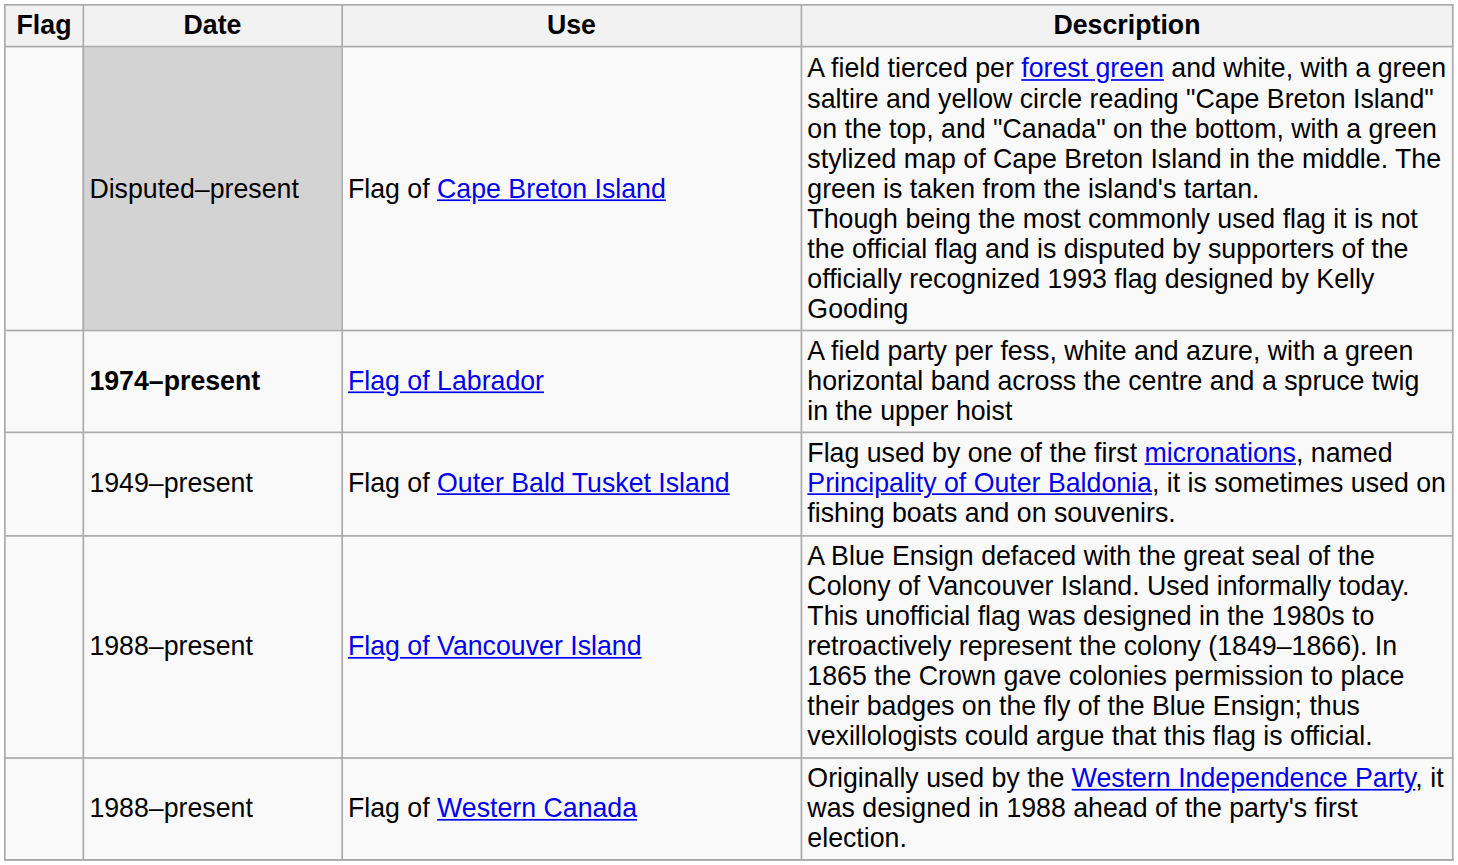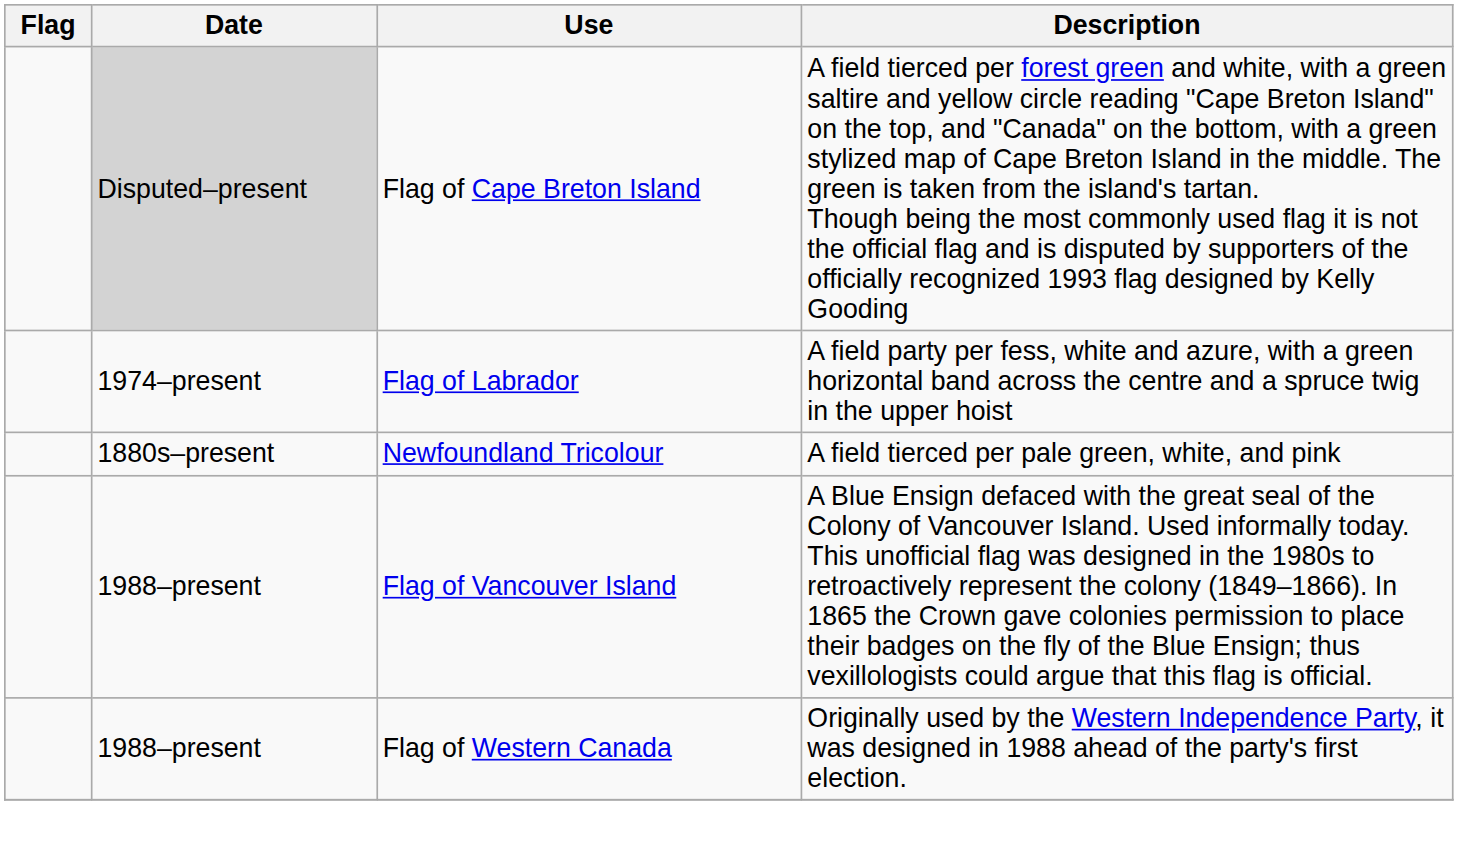(175, 380) bold -> (179, 380) normal
+ row: (523, 453)
- row: (539, 483)
